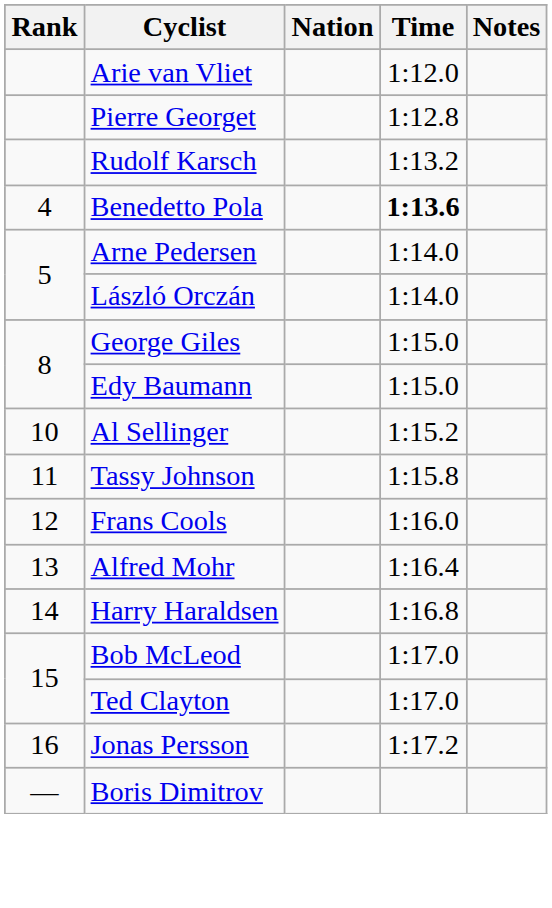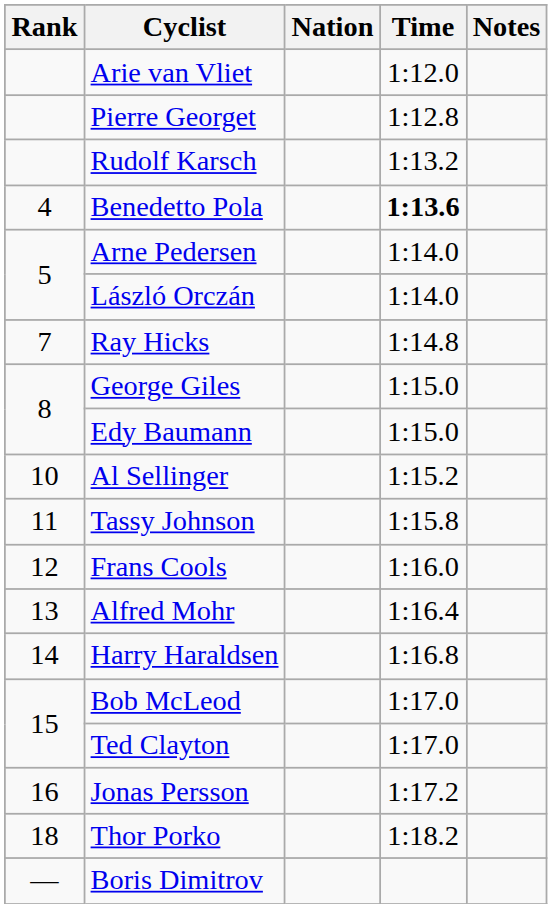+ row: (150, 341)
+ row: (155, 835)
